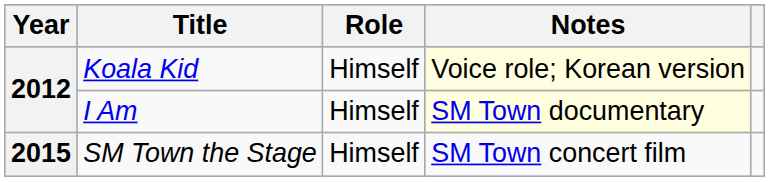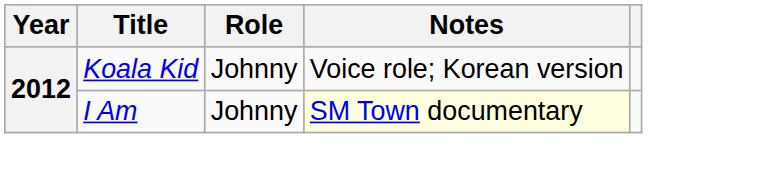(374, 68) Himself -> (254, 68) Johnny
(588, 68) lightyellow background -> (467, 68) no background
(374, 111) Himself -> (254, 111) Johnny
- row: (200, 153)
